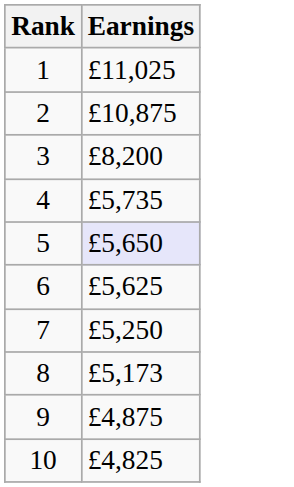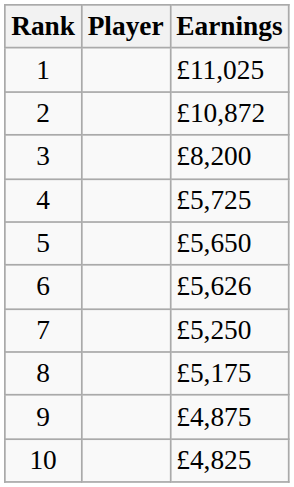+ column: (126, 26)
(132, 112) £10,875 -> (221, 112) £10,872
(125, 199) £5,735 -> (214, 199) £5,725
(125, 243) lavender background -> (214, 243) no background
(125, 286) £5,625 -> (214, 286) £5,626
(125, 373) £5,173 -> (214, 373) £5,175
